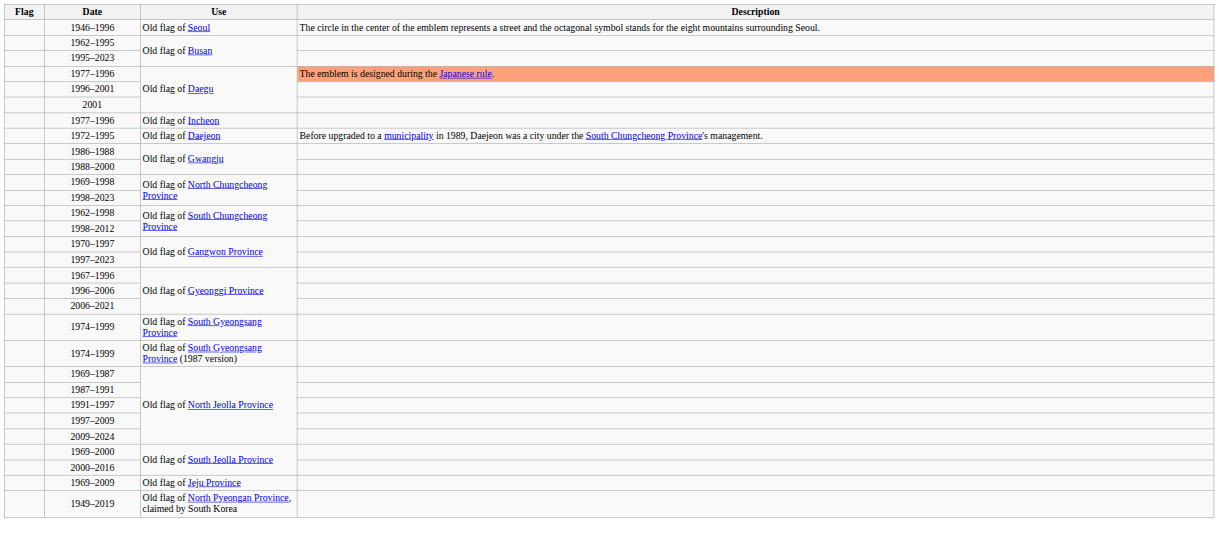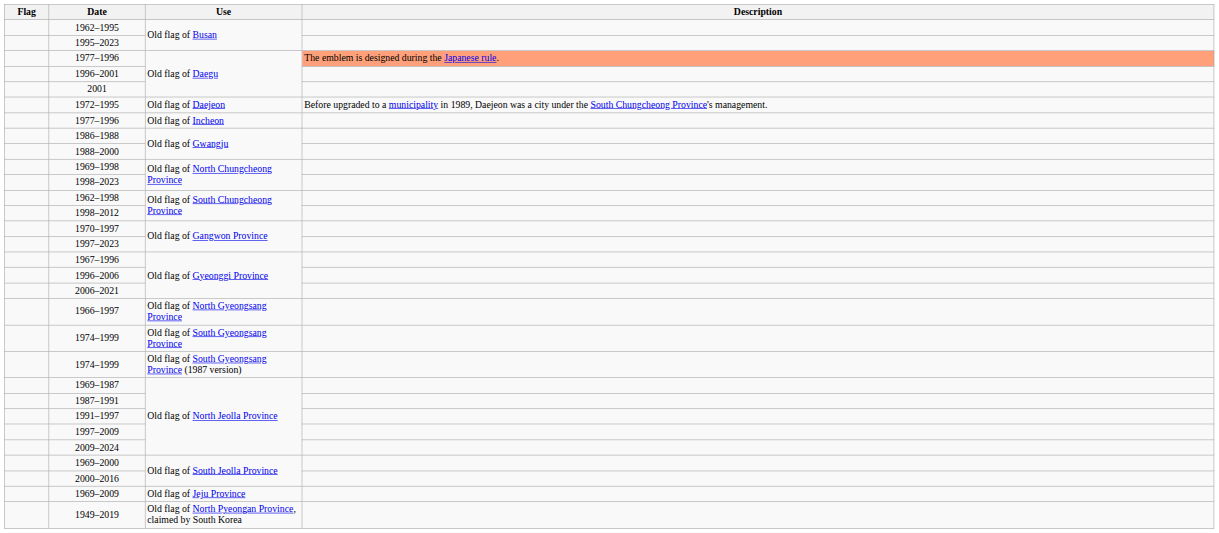- row: (92, 27)
rows swapped: (92, 136) <-> (92, 120)
+ row: (97, 311)
